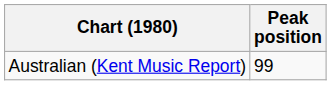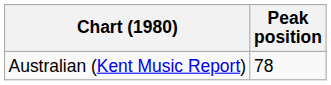(264, 65) 99 -> (264, 65) 78
